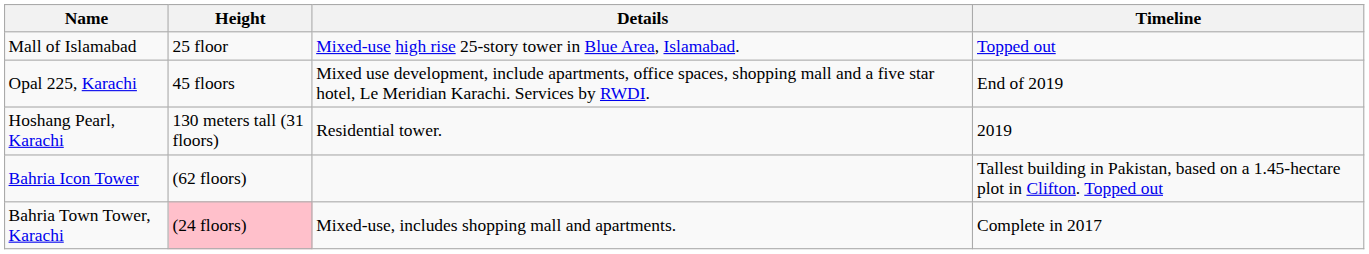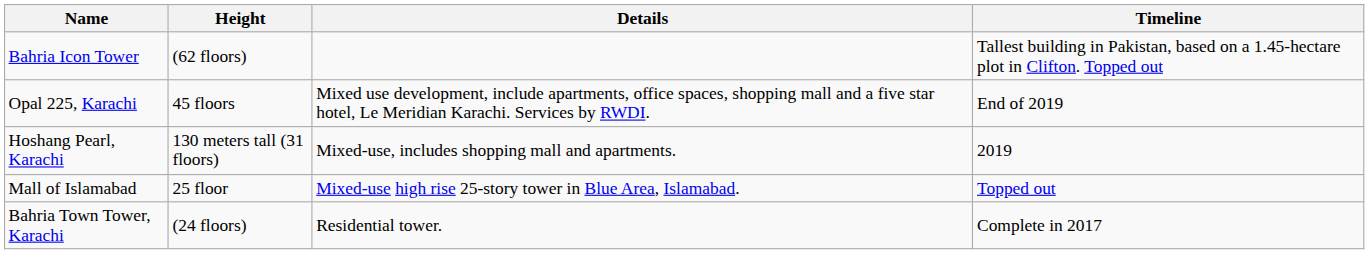rows swapped: (74, 178) <-> (72, 45)
(379, 130) Residential tower. -> (496, 150) Mixed-use, includes shopping mall and apartments.
(209, 225) pink background -> (209, 225) no background
(496, 225) Mixed-use, includes shopping mall and apartments. -> (379, 225) Residential tower.
